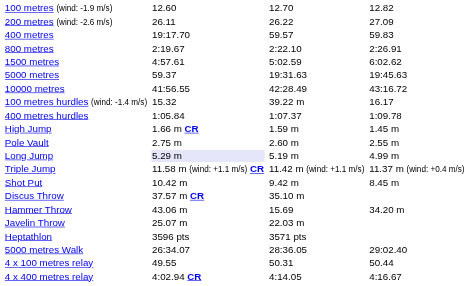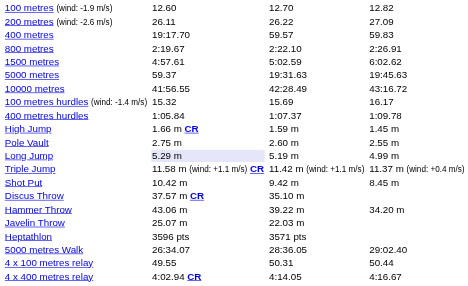(287, 102) 39.22 m -> (281, 102) 15.69
(281, 209) 15.69 -> (287, 209) 39.22 m
